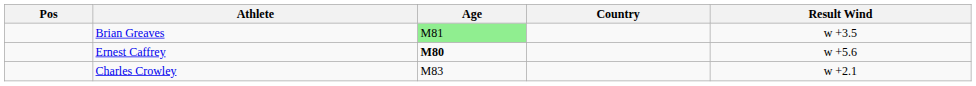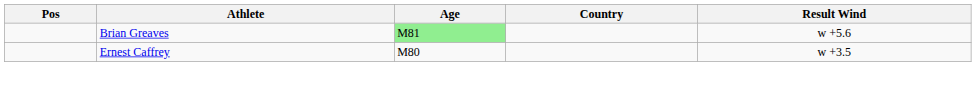(840, 33) w +3.5 -> (834, 33) w +5.6
(432, 52) bold -> (409, 52) normal
(840, 52) w +5.6 -> (834, 52) w +3.5
- row: (136, 71)
